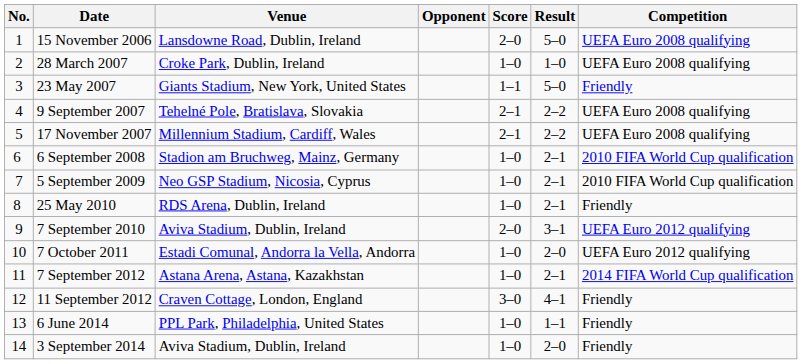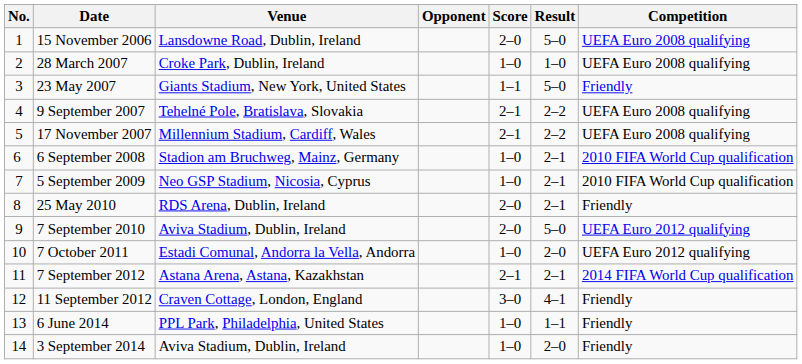(510, 205) 1–0 -> (510, 205) 2–0
(555, 228) 3–1 -> (555, 228) 5–0
(510, 275) 1–0 -> (510, 275) 2–1
